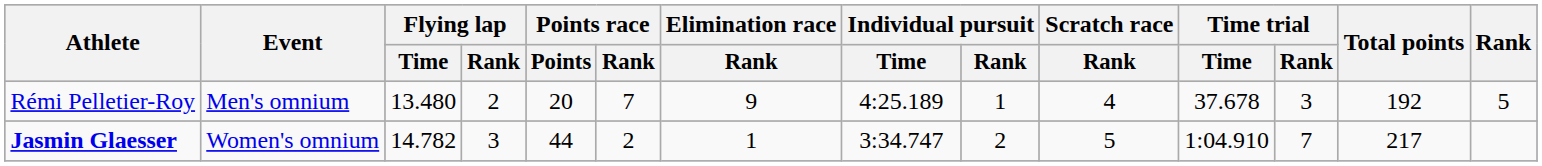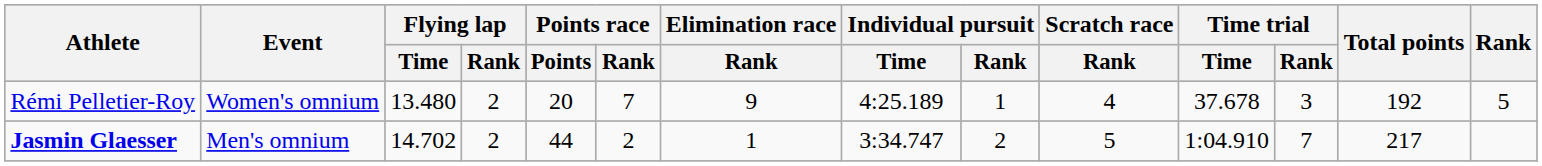(278, 101) Men's omnium -> (293, 101) Women's omnium
(293, 140) Women's omnium -> (278, 140) Men's omnium
(423, 140) 14.782 -> (423, 140) 14.702
(494, 140) 3 -> (494, 140) 2
